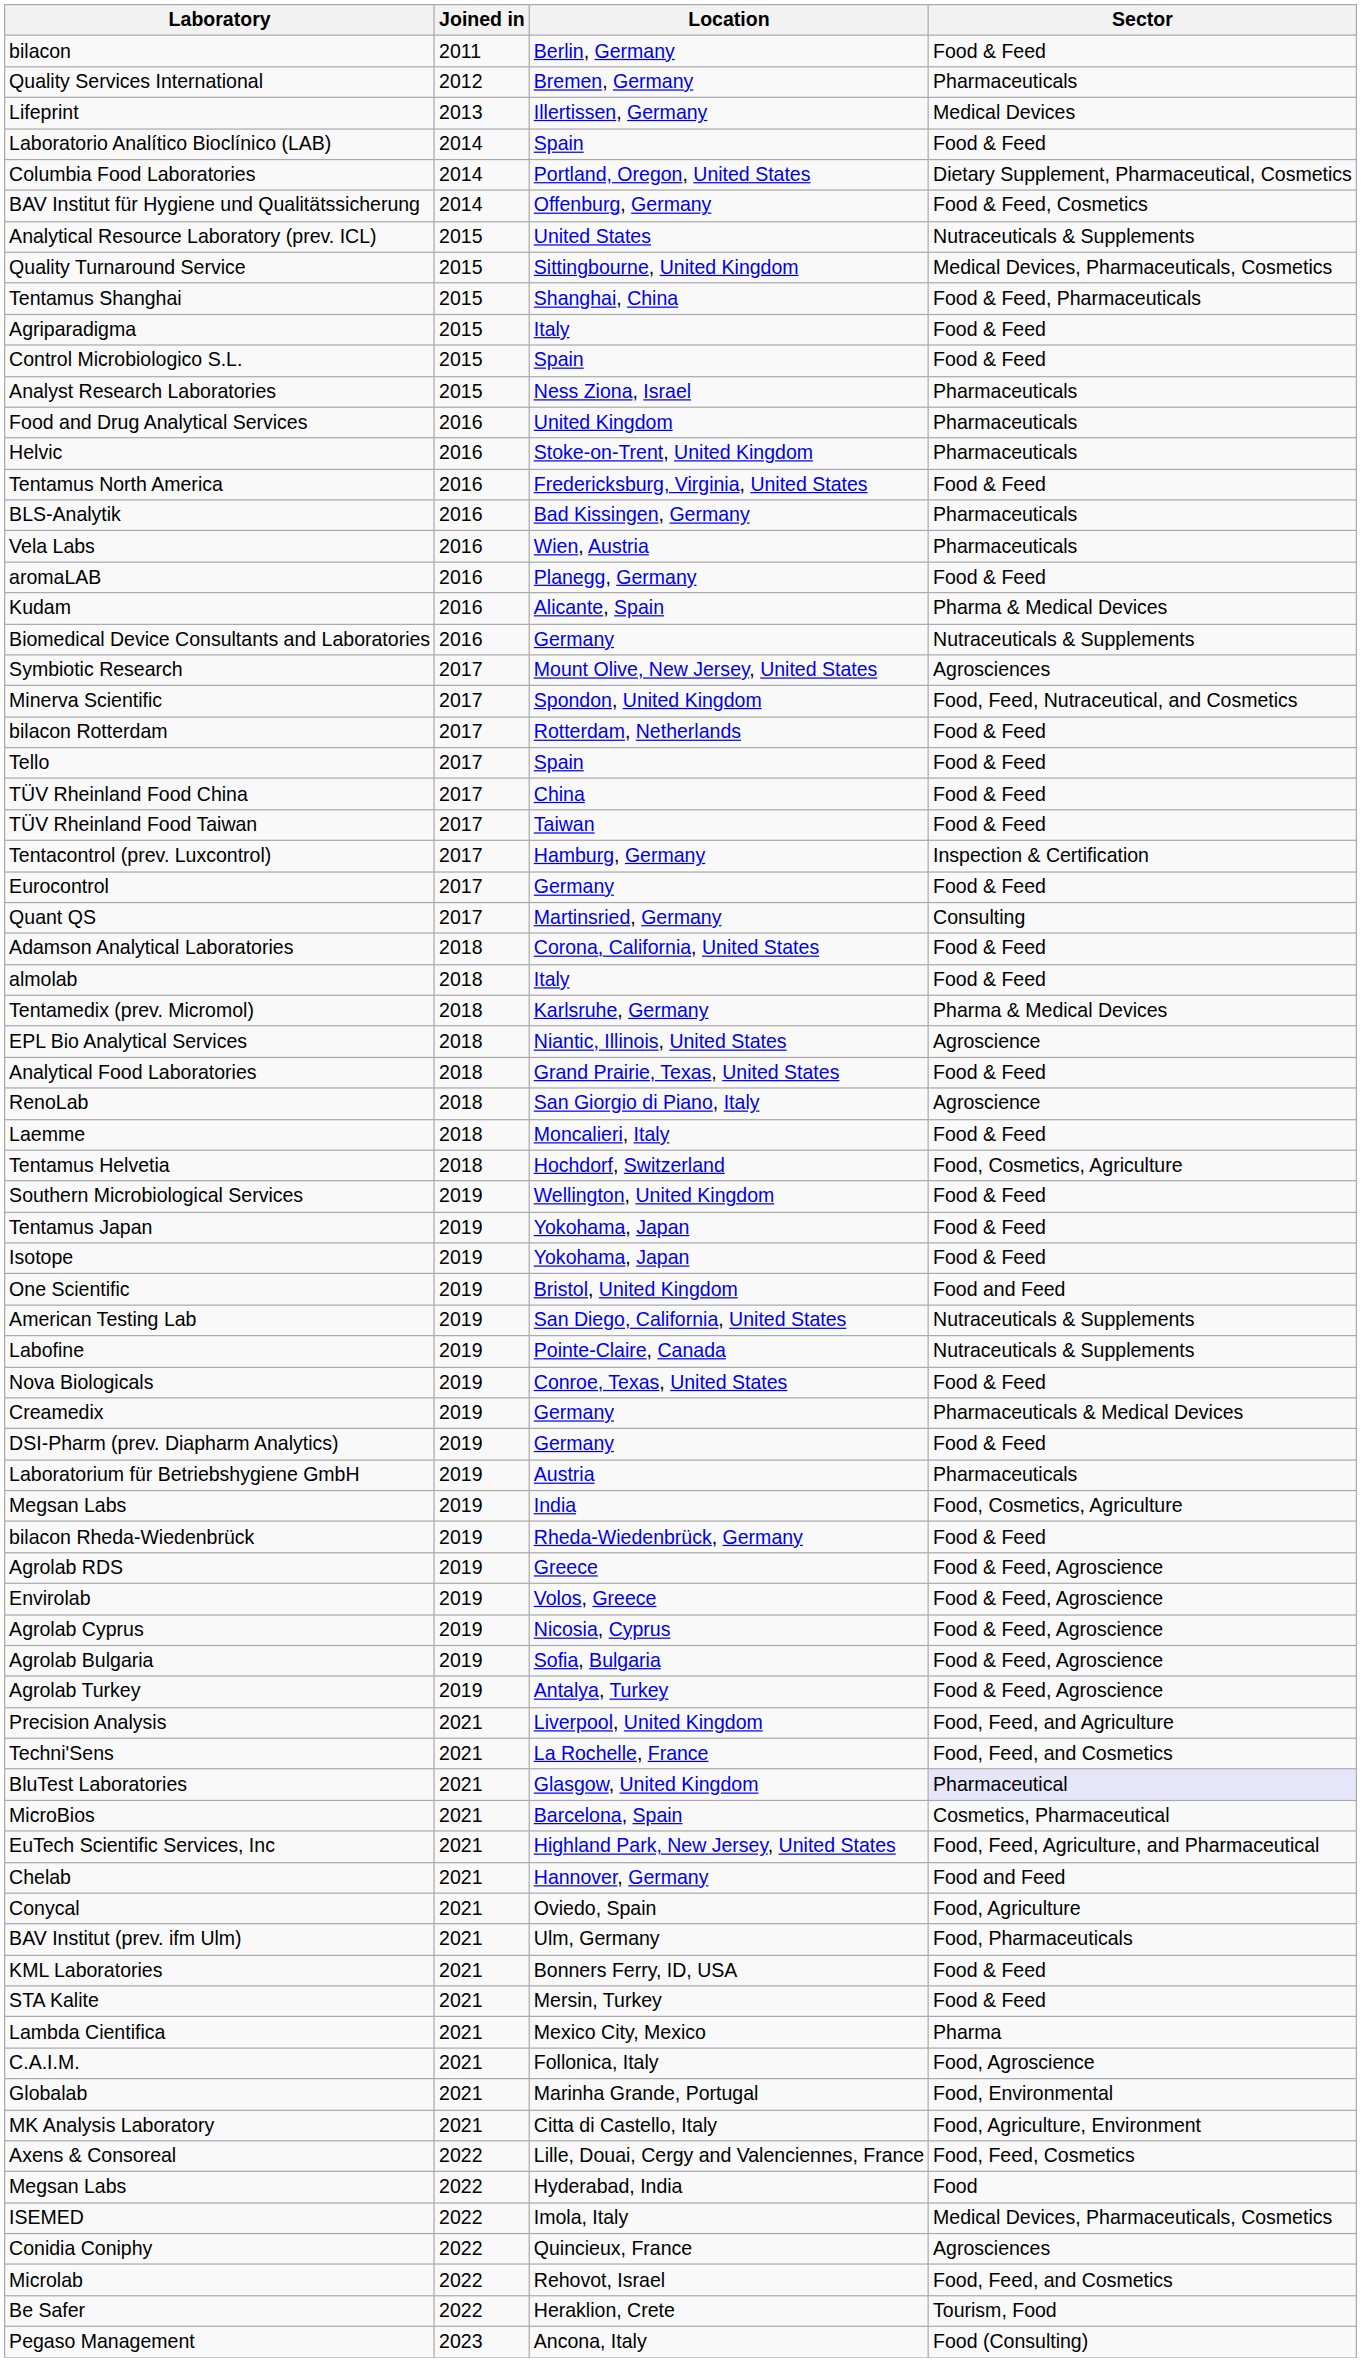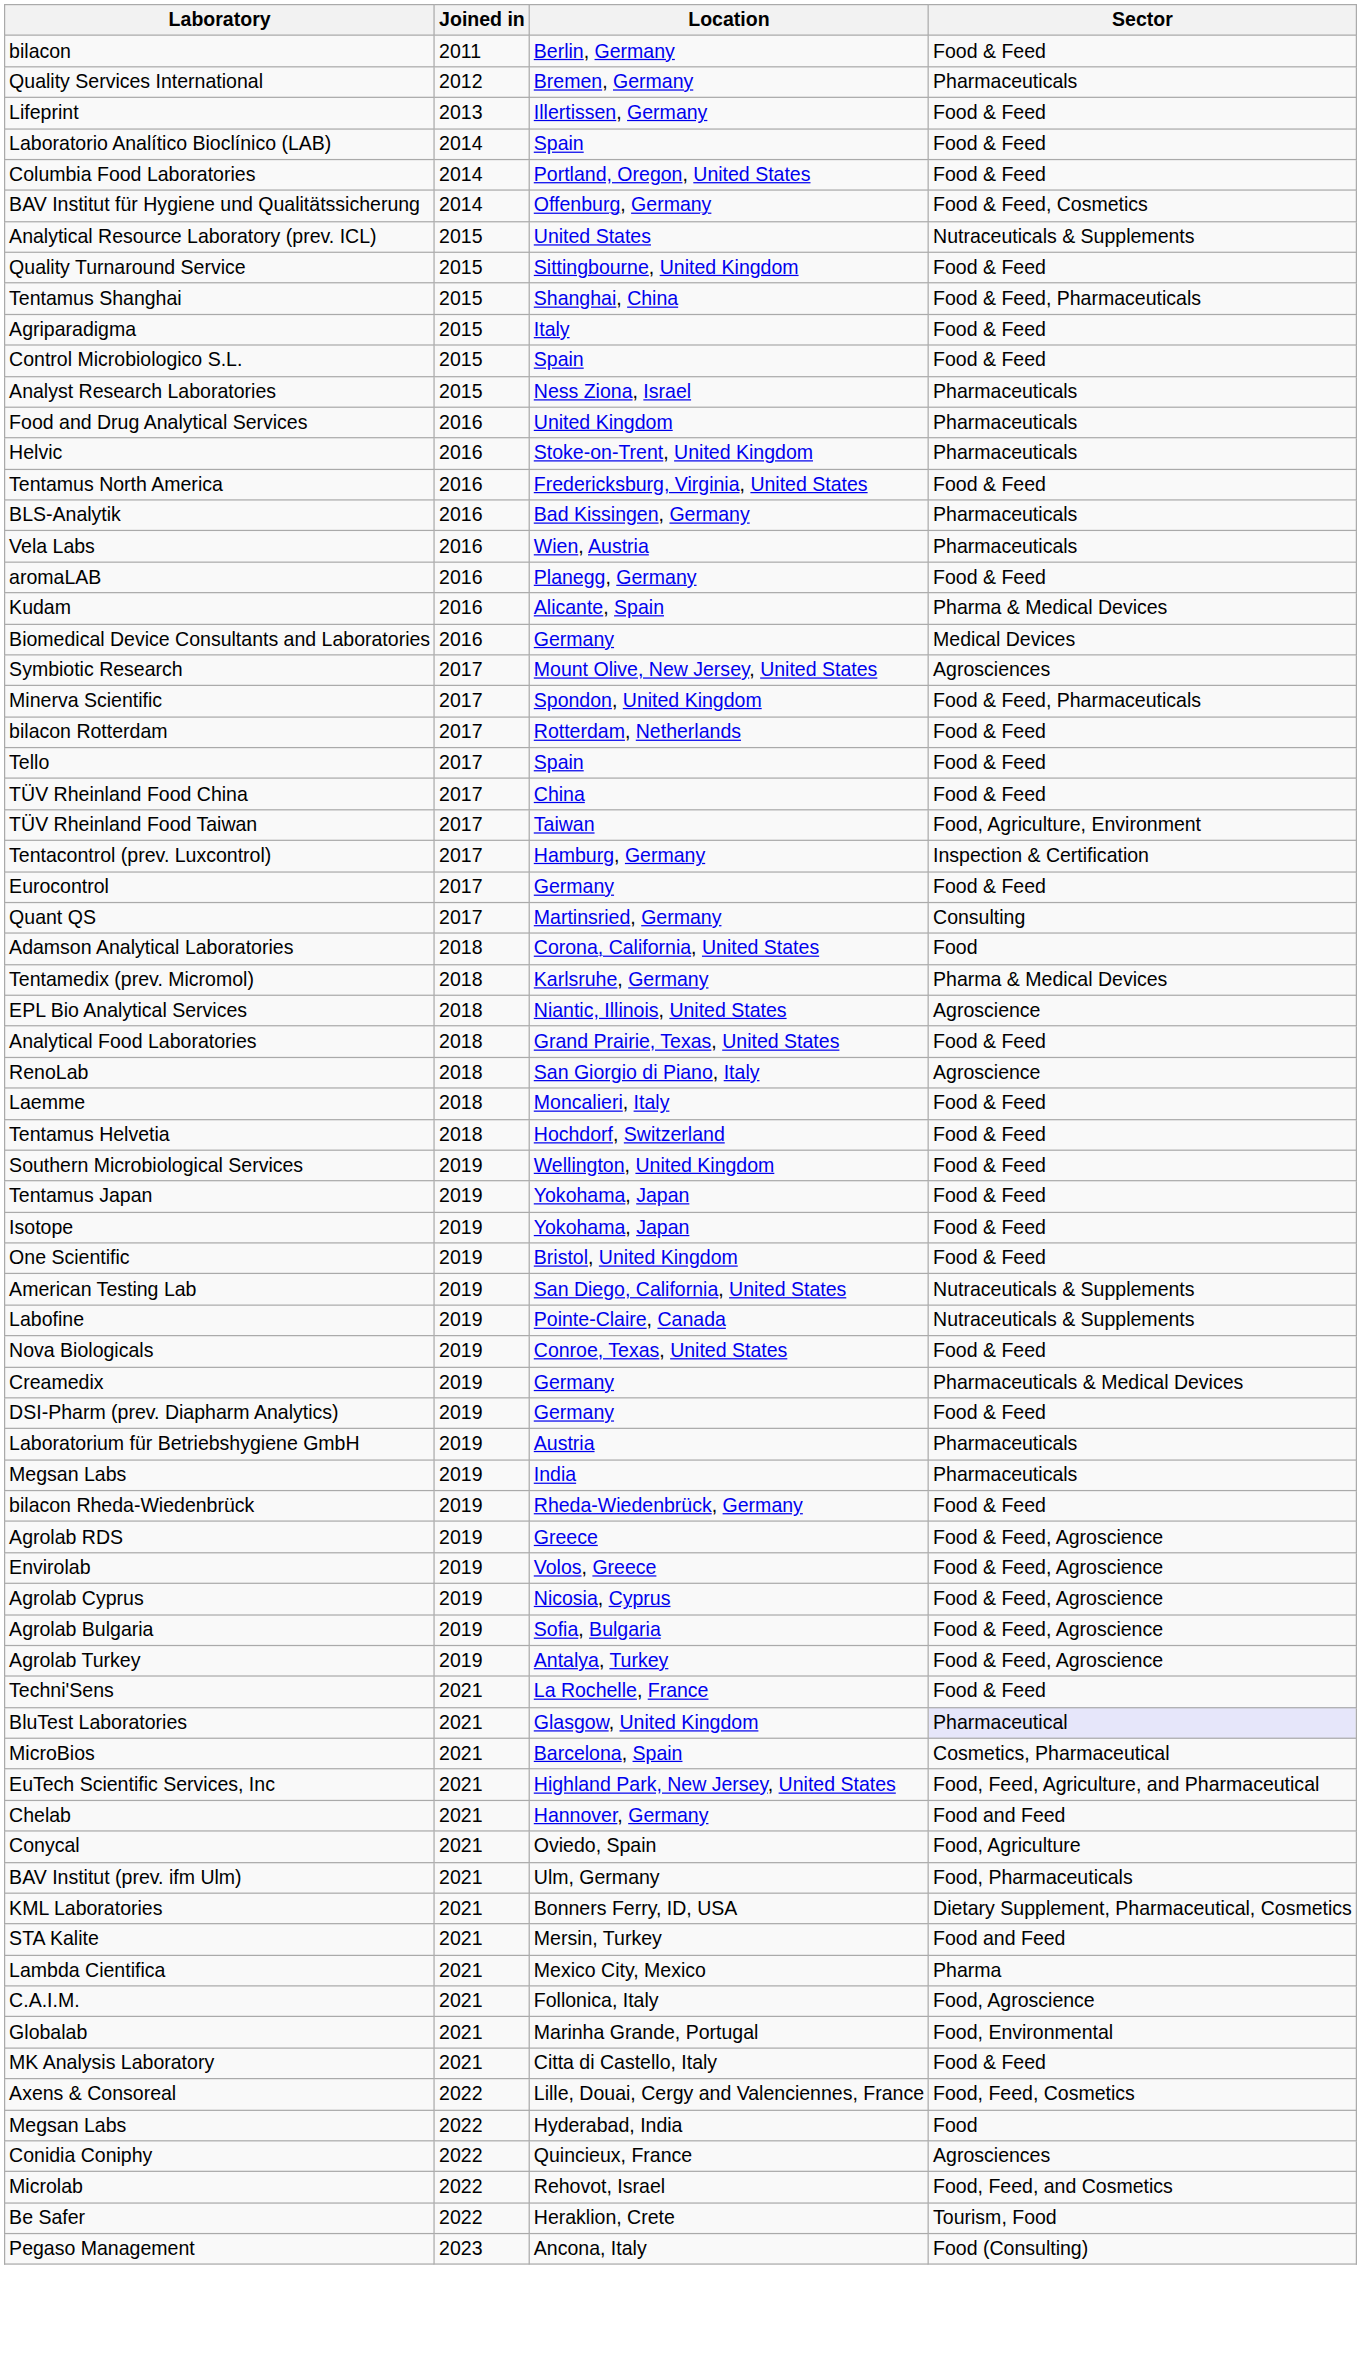(1004, 112) Medical Devices -> (989, 112) Food & Feed
(1142, 174) Dietary Supplement, Pharmaceutical, Cosmetics -> (989, 174) Food & Feed
(1133, 267) Medical Devices, Pharmaceuticals, Cosmetics -> (989, 267) Food & Feed
(1064, 639) Nutraceuticals & Supplements -> (1004, 639) Medical Devices
(1115, 701) Food, Feed, Nutraceutical, and Cosmetics -> (1067, 701) Food & Feed, Pharmaceuticals
(989, 824) Food & Feed -> (1067, 824) Food, Agriculture, Environment
(989, 948) Food & Feed -> (955, 948) Food
- row: (43, 979)
(1058, 1165) Food, Cosmetics, Agriculture -> (989, 1134) Food & Feed
(999, 1289) Food and Feed -> (989, 1258) Food & Feed
(1058, 1505) Food, Cosmetics, Agriculture -> (1005, 1474) Pharmaceuticals
- row: (88, 1722)
(1053, 1753) Food, Feed, and Cosmetics -> (989, 1691) Food & Feed
(989, 1970) Food & Feed -> (1142, 1908) Dietary Supplement, Pharmaceutical, Cosmetics
(989, 2001) Food & Feed -> (999, 1939) Food and Feed
(1067, 2125) Food, Agriculture, Environment -> (989, 2063) Food & Feed
- row: (47, 2217)
